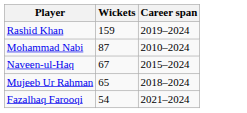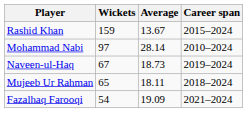+ column: (159, 13)
(165, 30) 2019–2024 -> (208, 30) 2015–2024
(104, 47) 87 -> (104, 47) 97
(165, 64) 2015–2024 -> (208, 64) 2019–2024
